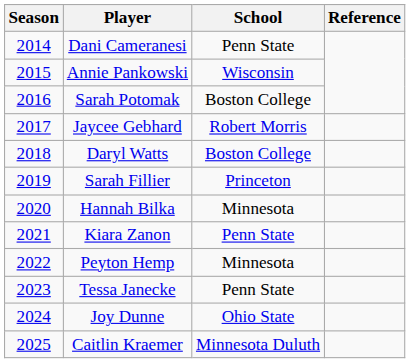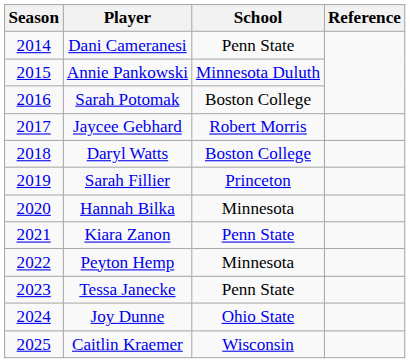(258, 72) Wisconsin -> (258, 72) Minnesota Duluth
(258, 343) Minnesota Duluth -> (258, 343) Wisconsin
